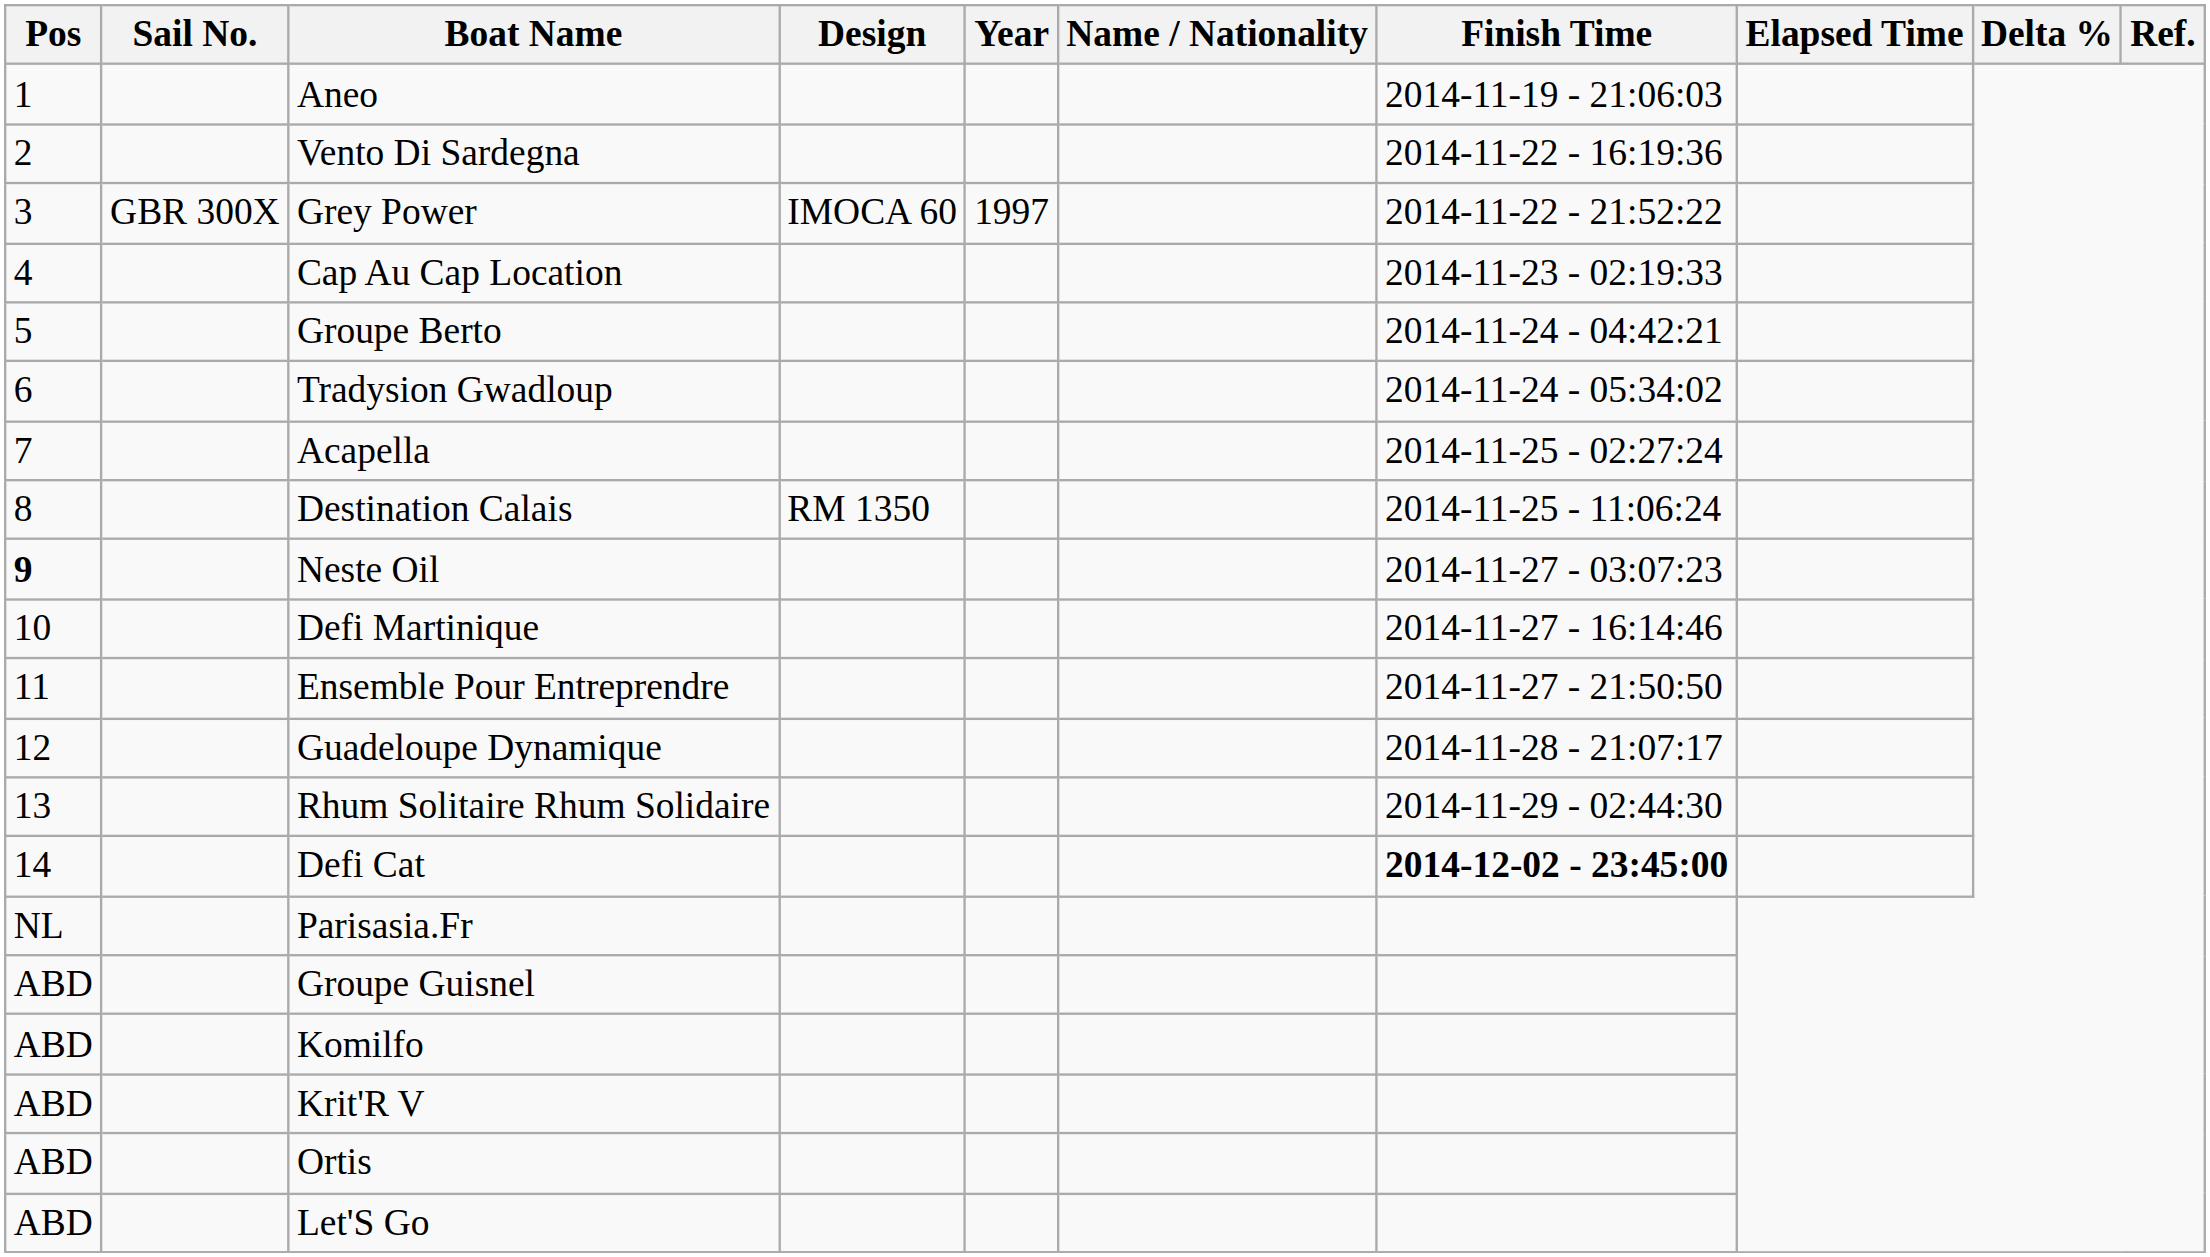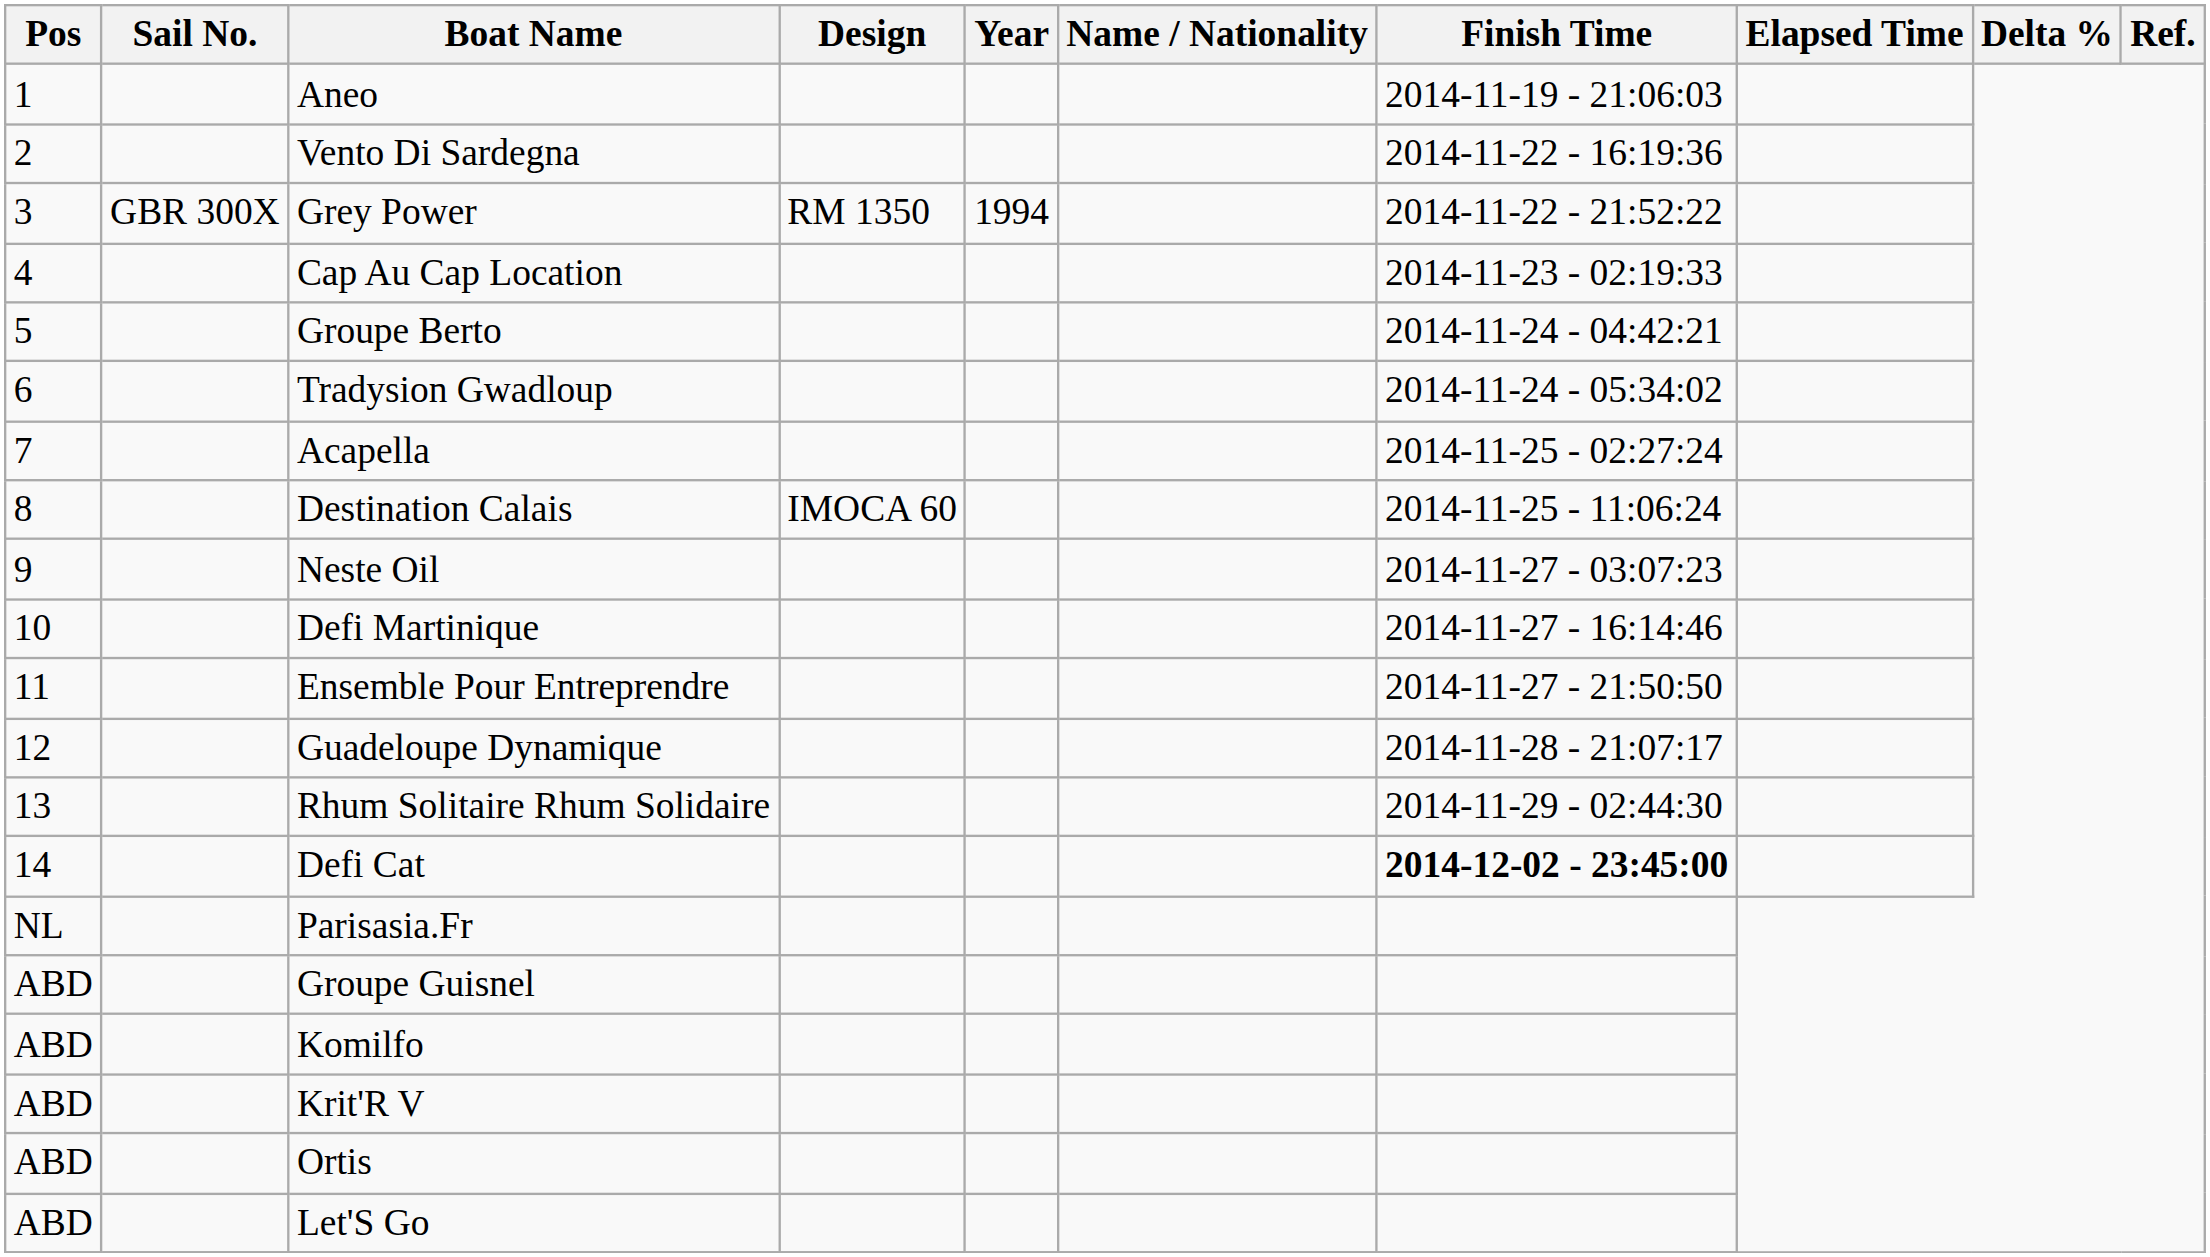(872, 212) IMOCA 60 -> (859, 212) RM 1350
(1012, 212) 1997 -> (1012, 212) 1994
(859, 509) RM 1350 -> (872, 509) IMOCA 60
(23, 568) bold -> (23, 568) normal
